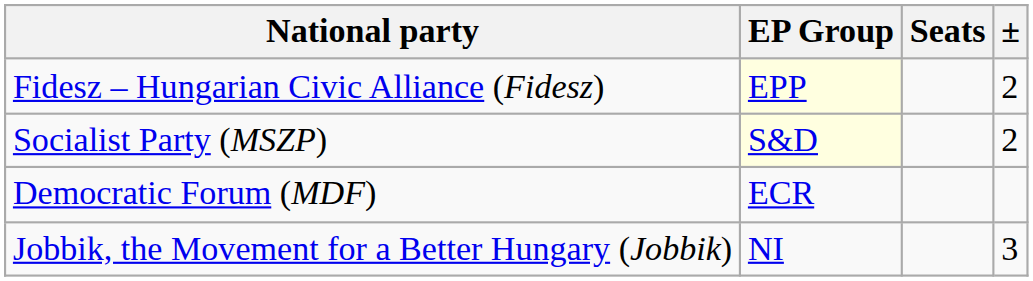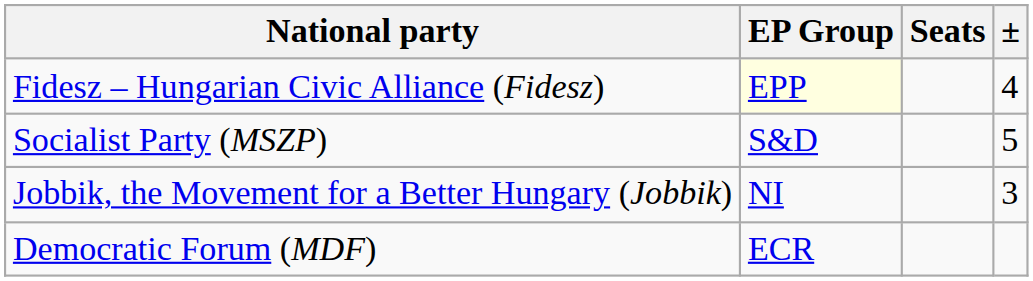(1010, 85) 2 -> (1010, 85) 4
(783, 139) lightyellow background -> (783, 139) no background
(1010, 139) 2 -> (1010, 139) 5
rows swapped: (373, 247) <-> (195, 193)
